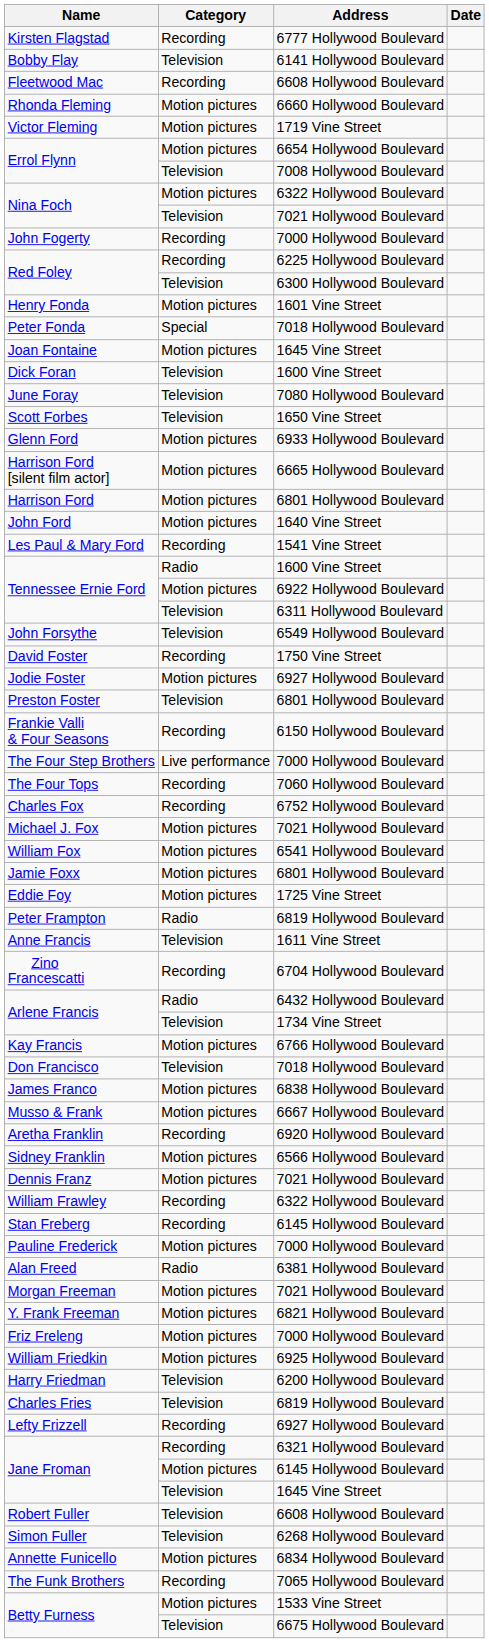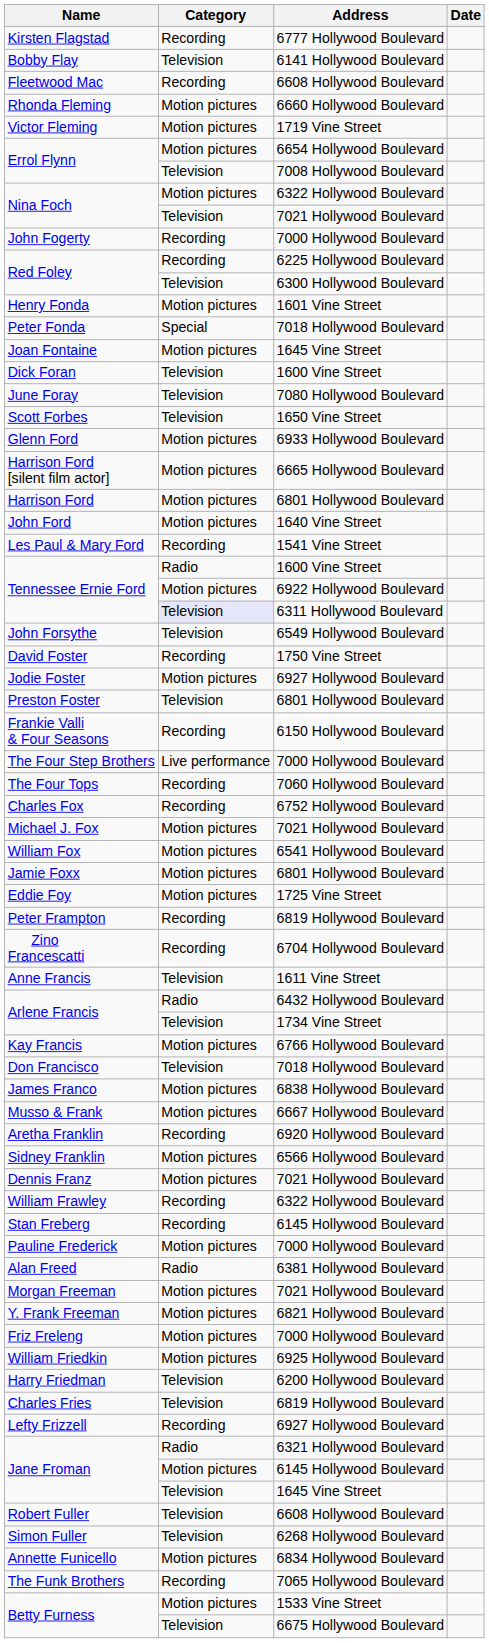(192, 612) no background -> (192, 612) lavender background
(180, 918) Radio -> (193, 918) Recording
rows swapped: (46, 970) <-> (49, 940)
(193, 1447) Recording -> (180, 1447) Radio
